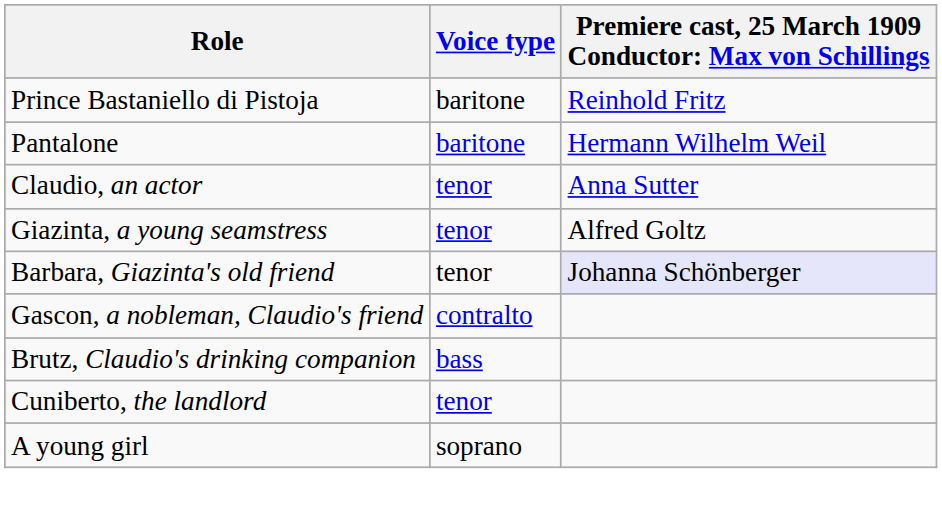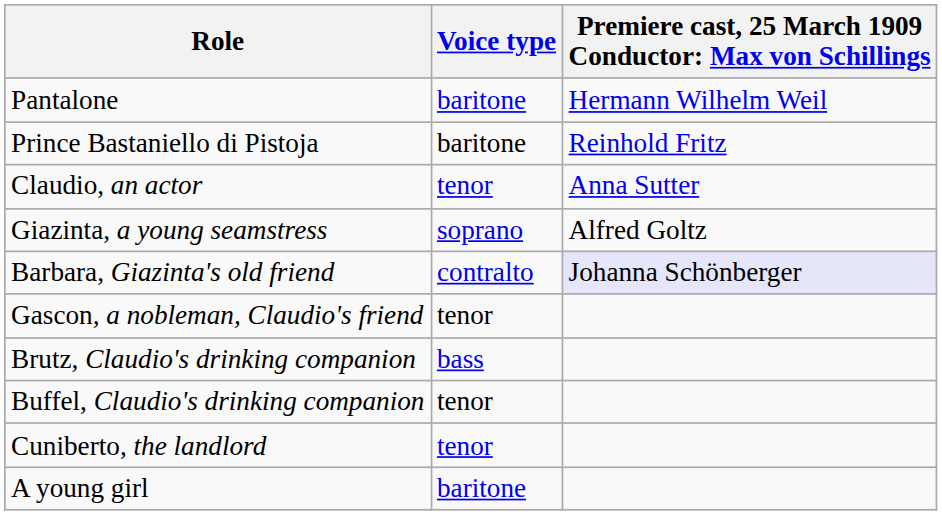rows swapped: (65, 142) <-> (165, 99)
(464, 229) tenor -> (480, 229) soprano
(464, 272) tenor -> (485, 272) contralto
(484, 315) contralto -> (465, 315) tenor
+ row: (218, 401)
(479, 444) soprano -> (482, 488) baritone
